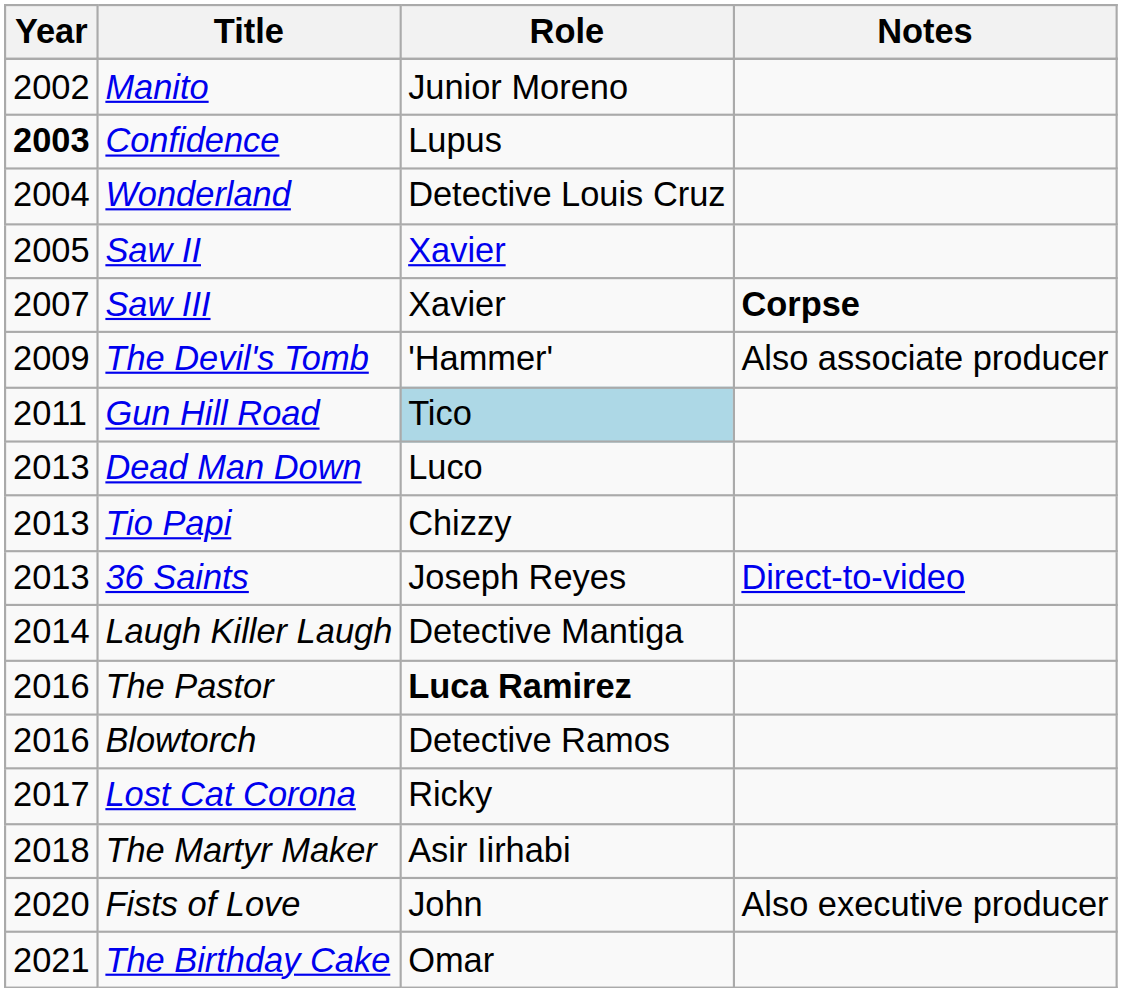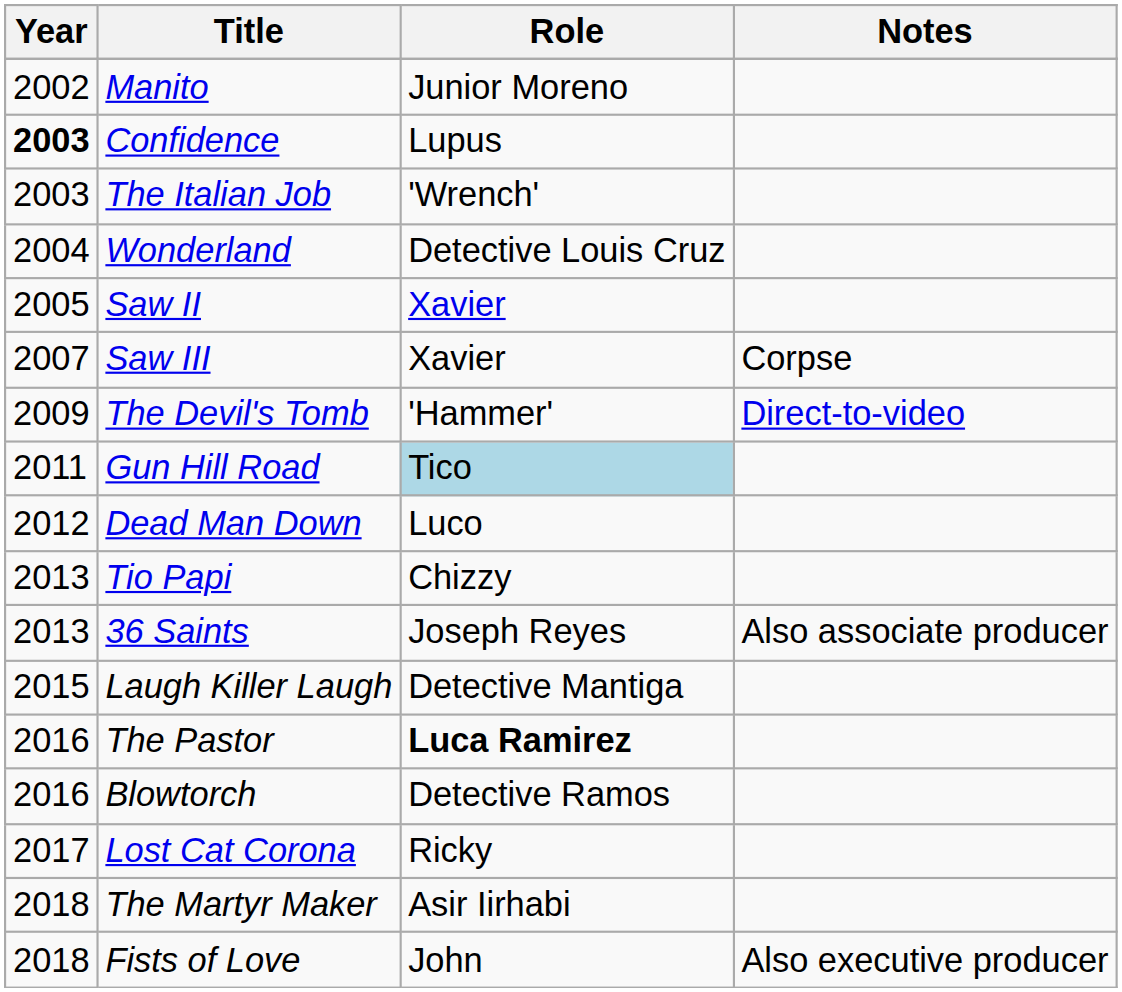+ row: (218, 195)
(801, 304) bold -> (797, 359) normal
(925, 359) Also associate producer -> (853, 413) Direct-to-video
(51, 468) 2013 -> (51, 522) 2012
(853, 577) Direct-to-video -> (925, 631) Also associate producer
(51, 631) 2014 -> (51, 686) 2015
(51, 904) 2020 -> (51, 959) 2018
- row: (248, 959)
